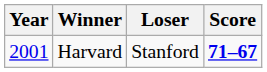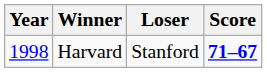(29, 51) 2001 -> (29, 51) 1998
